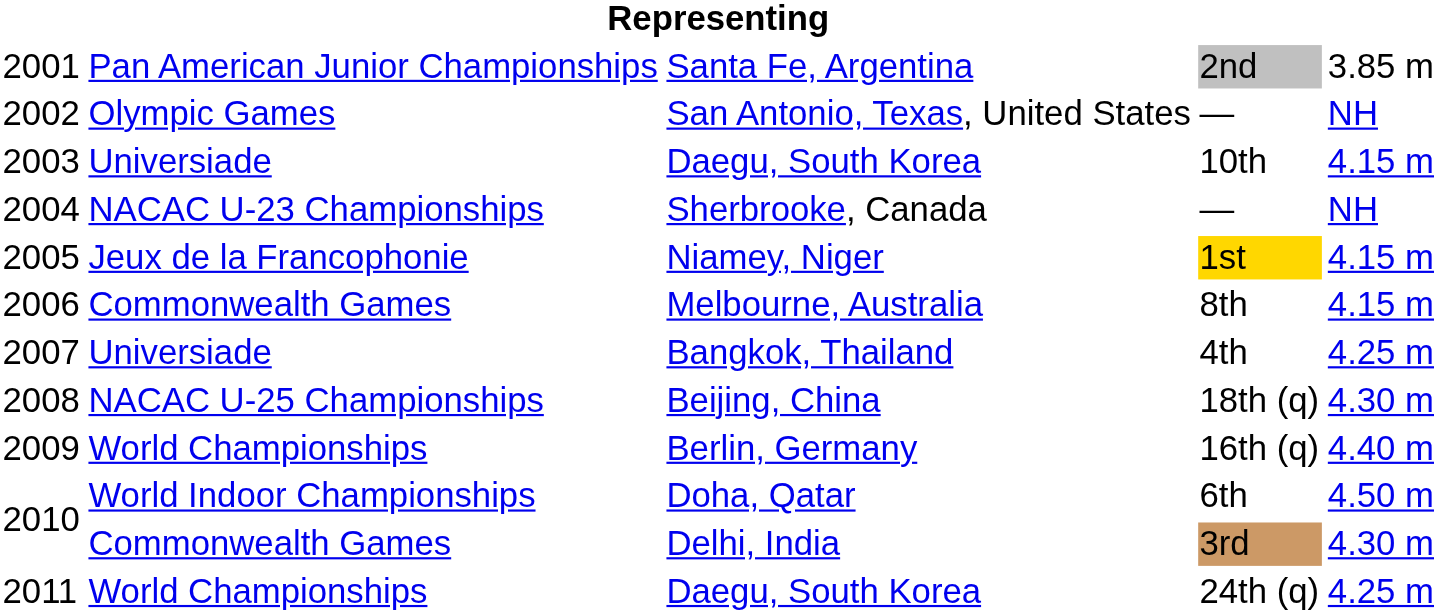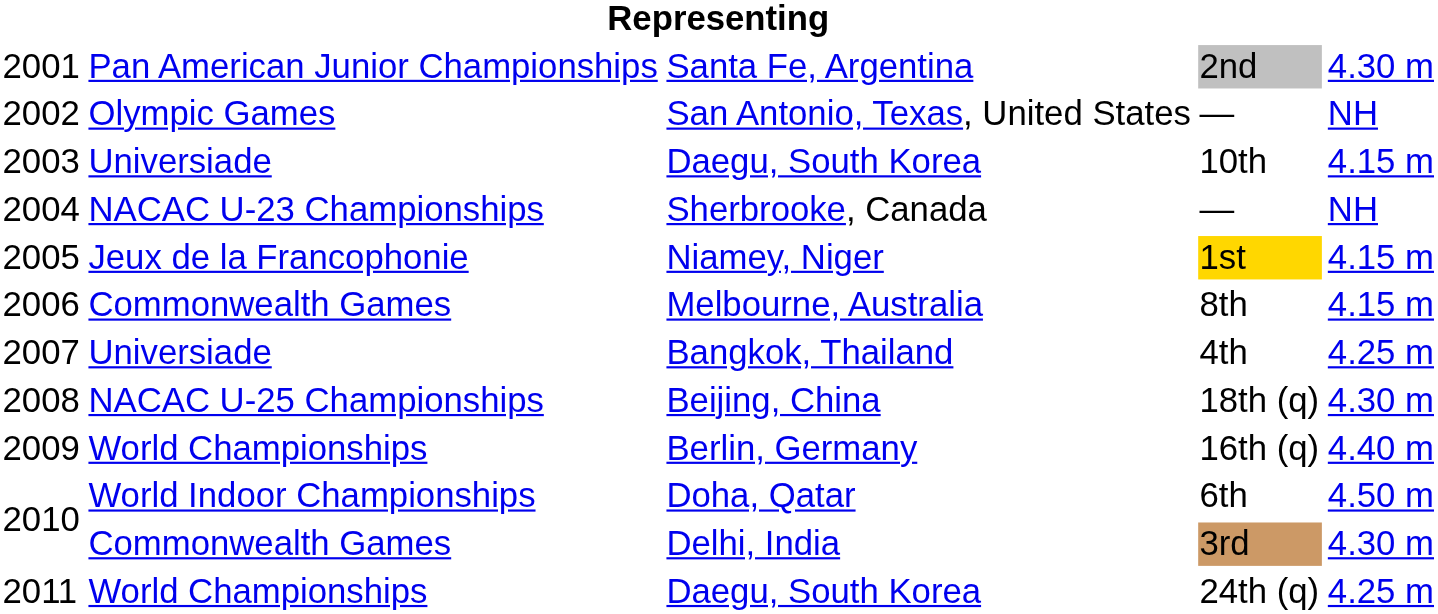(1381, 66) 3.85 m -> (1381, 66) 4.30 m
